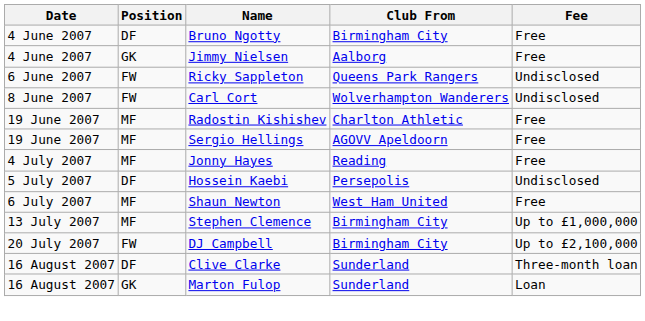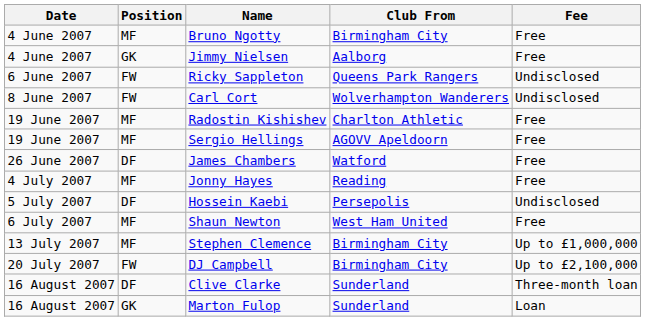(129, 36) DF -> (129, 36) MF
+ row: (242, 160)
